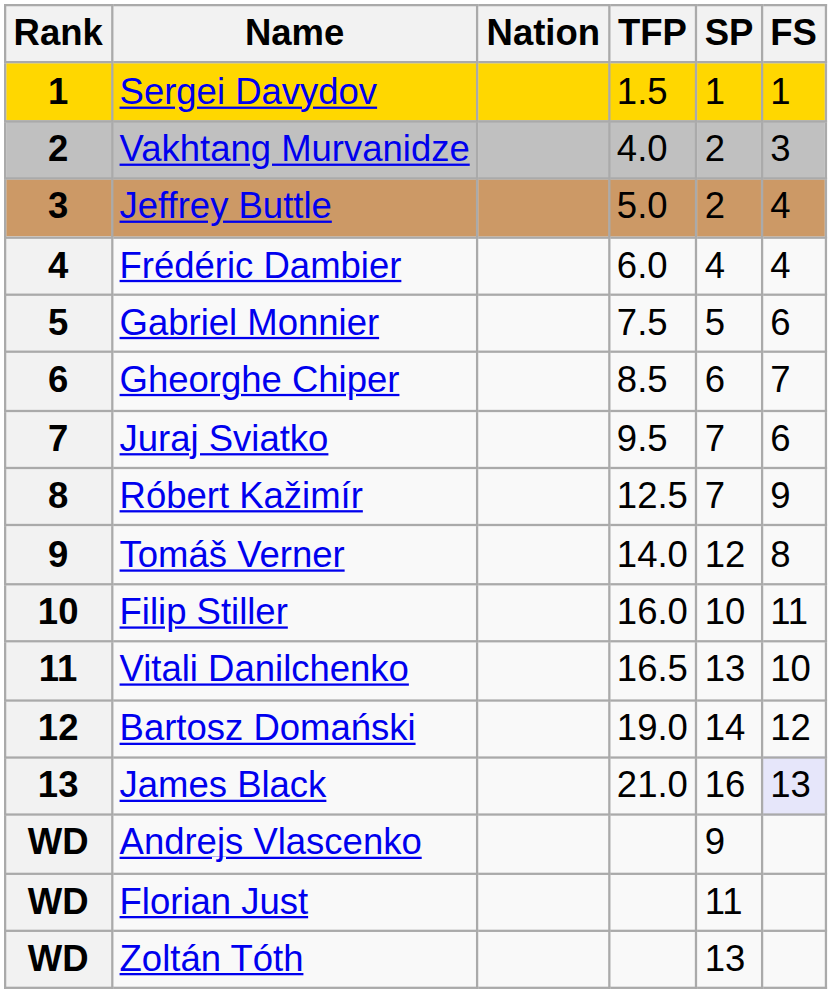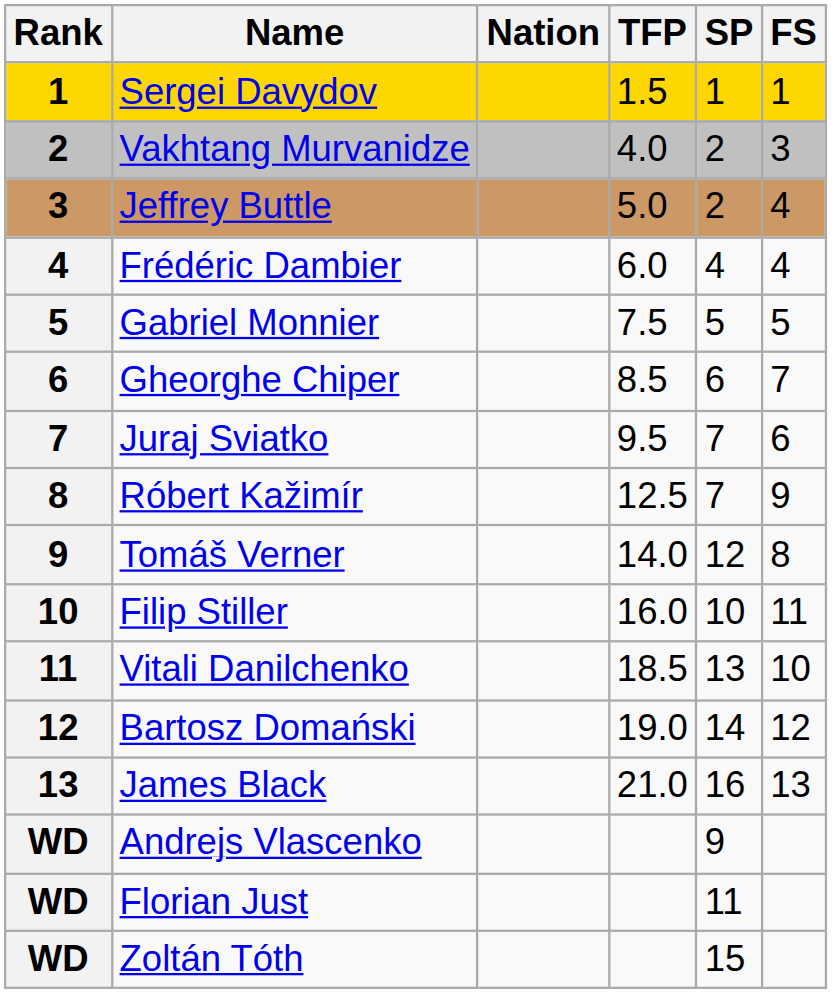(780, 322) 6 -> (780, 322) 5
(652, 669) 16.5 -> (652, 669) 18.5
(790, 785) lavender background -> (790, 785) no background
(725, 959) 13 -> (725, 959) 15
